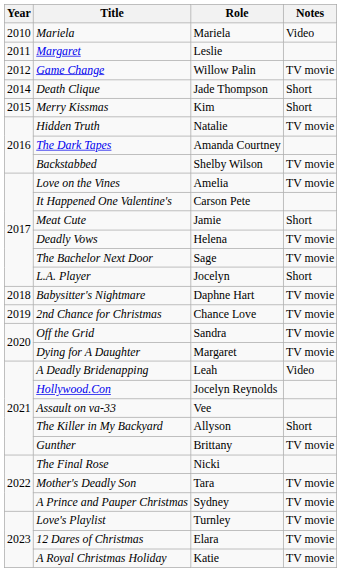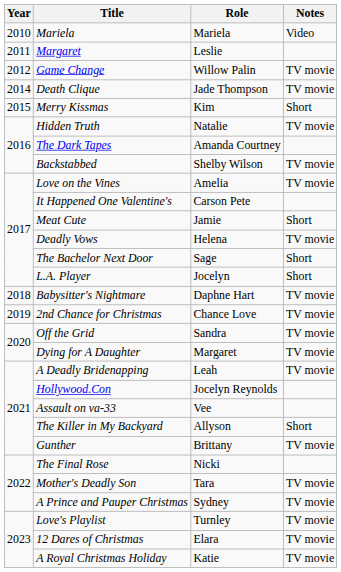(299, 88) Short -> (310, 88) TV movie
(310, 257) TV movie -> (299, 257) Short
(300, 370) Video -> (310, 370) TV movie
